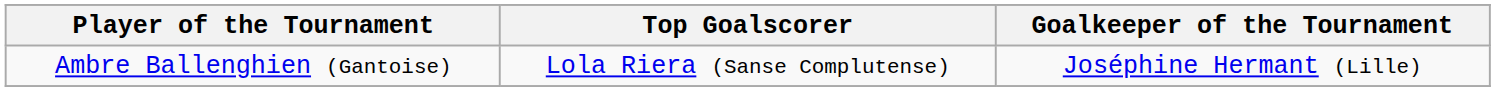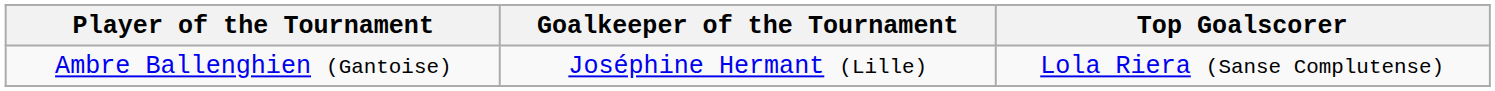columns swapped: (748, 25) <-> (1242, 25)
